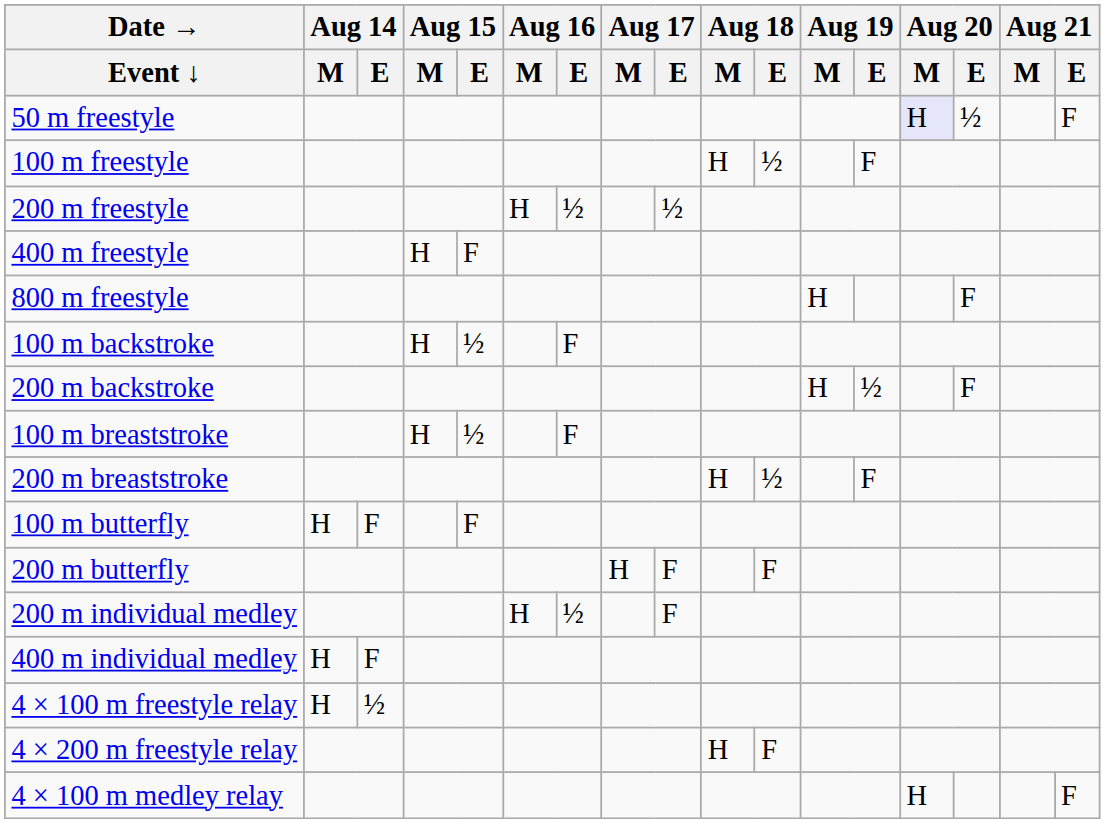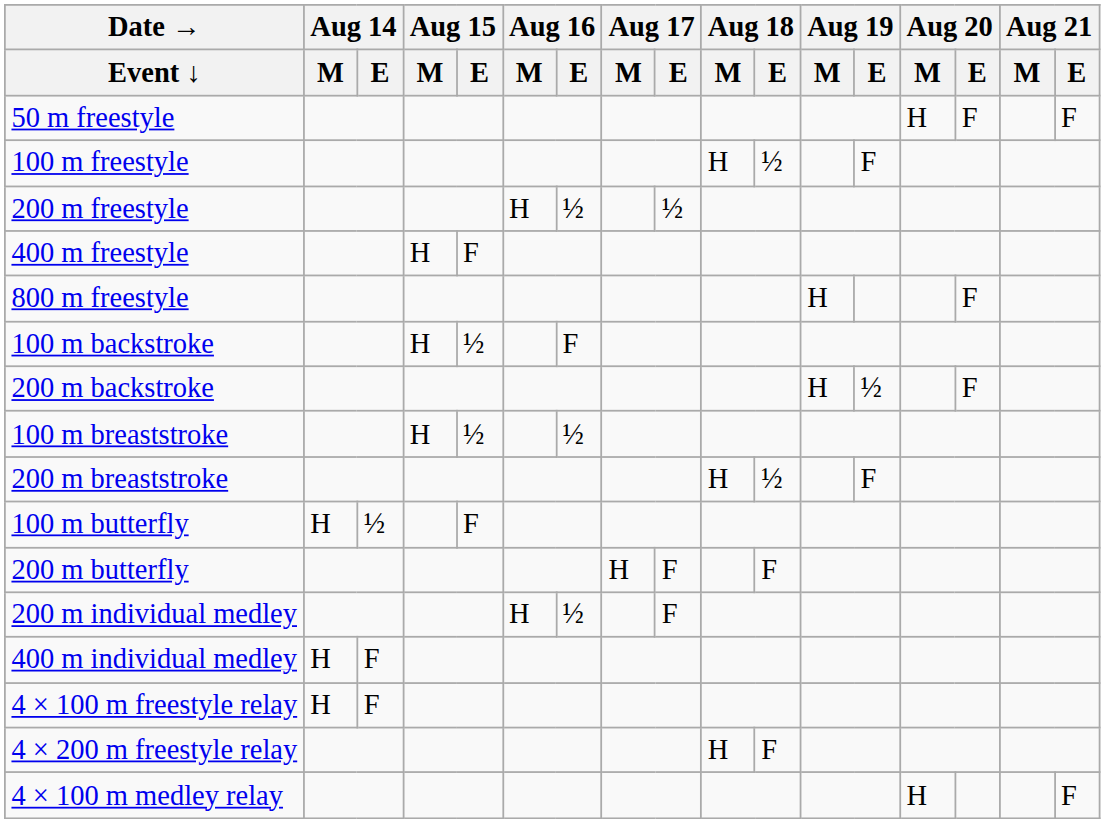(917, 117) lavender background -> (917, 117) no background
(971, 117) ½ -> (970, 117) F
(570, 433) F -> (573, 433) ½
(372, 523) F -> (374, 523) ½
(374, 704) ½ -> (372, 704) F
